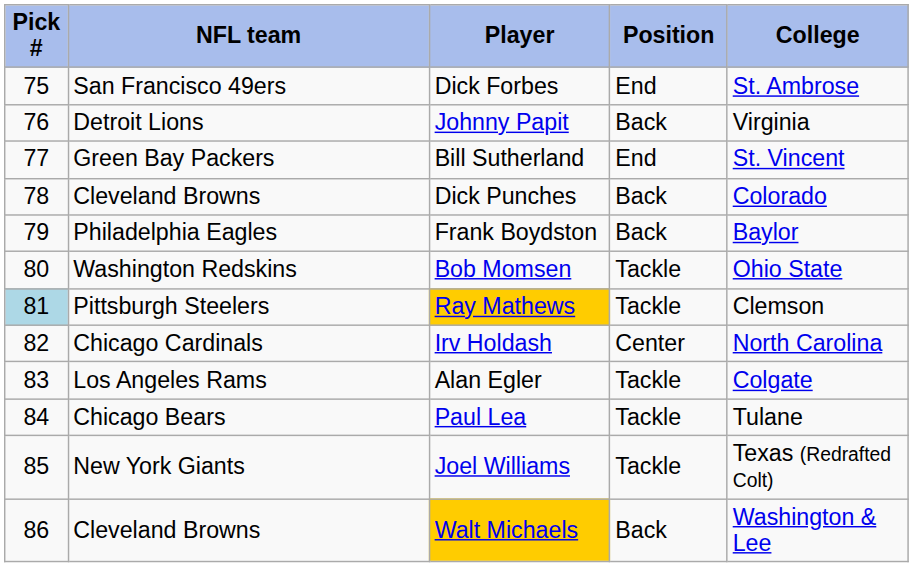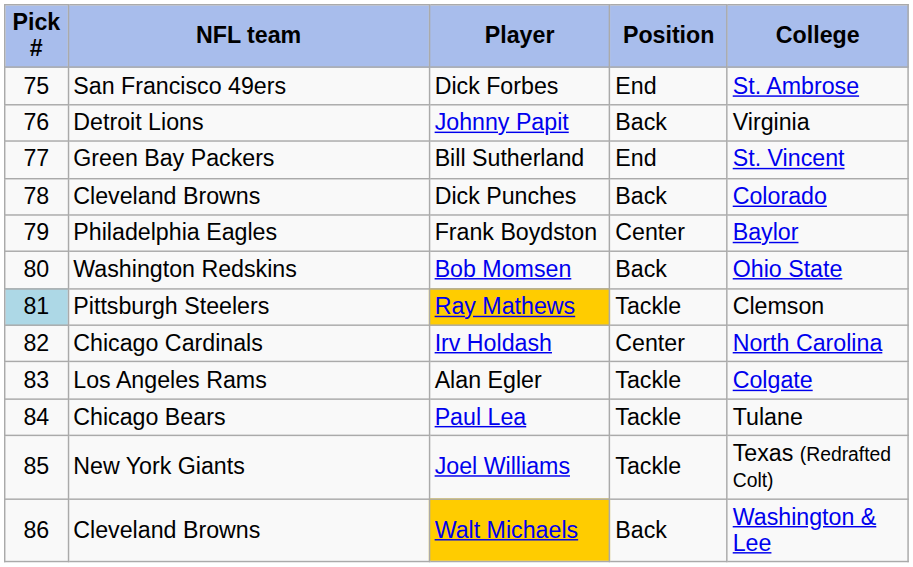(641, 232) Back -> (650, 232) Center
(648, 269) Tackle -> (641, 269) Back
